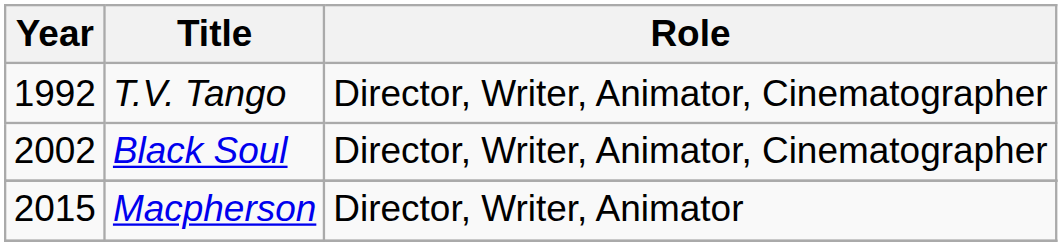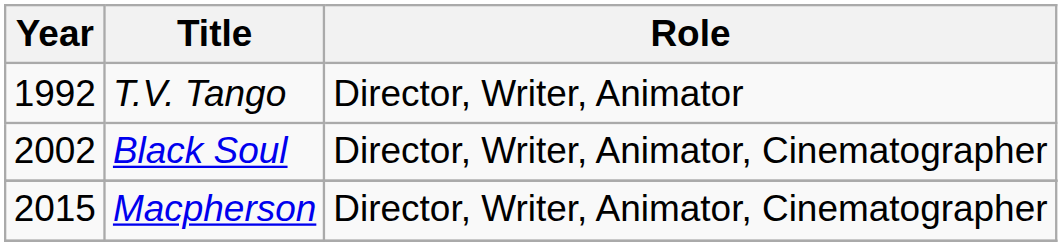(690, 92) Director, Writer, Animator, Cinematographer -> (538, 92) Director, Writer, Animator
(538, 209) Director, Writer, Animator -> (690, 209) Director, Writer, Animator, Cinematographer
